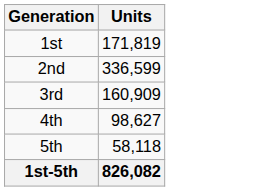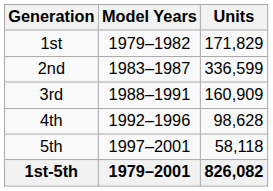+ column: (149, 17)
(131, 43) 171,819 -> (234, 43) 171,829
(136, 120) 98,627 -> (238, 120) 98,628
